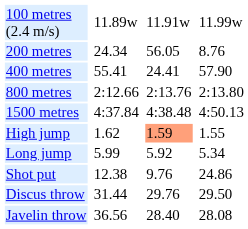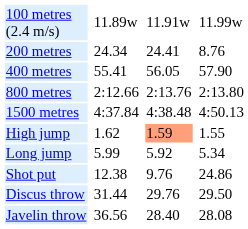(163, 51) 56.05 -> (163, 51) 24.41
(163, 71) 24.41 -> (163, 71) 56.05
